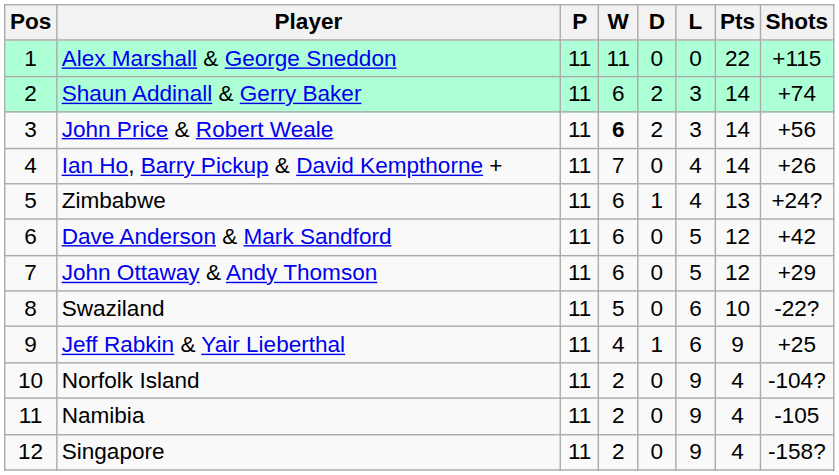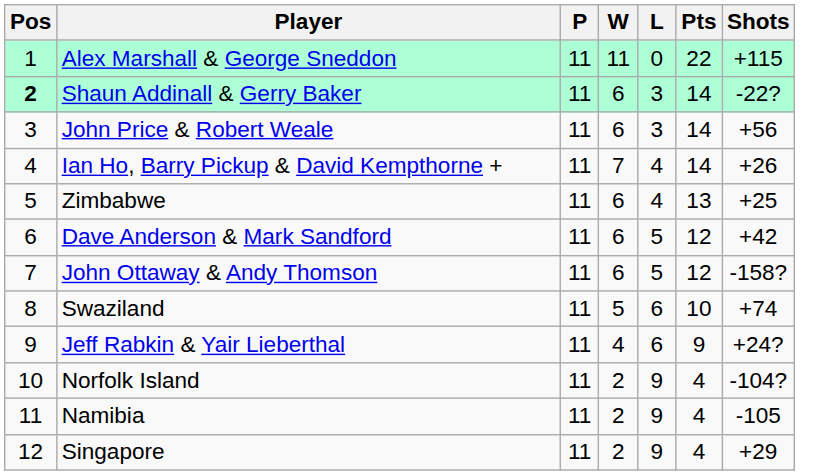- column: (657, 22)
(31, 93) normal -> (31, 93) bold
(797, 93) +74 -> (758, 93) -22?
(618, 129) bold -> (618, 129) normal
(797, 201) +24? -> (758, 201) +25
(797, 272) +29 -> (758, 272) -158?
(797, 308) -22? -> (758, 308) +74
(797, 344) +25 -> (758, 344) +24?
(797, 451) -158? -> (758, 451) +29
